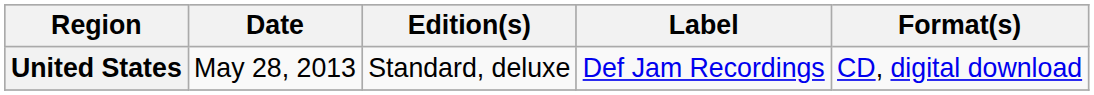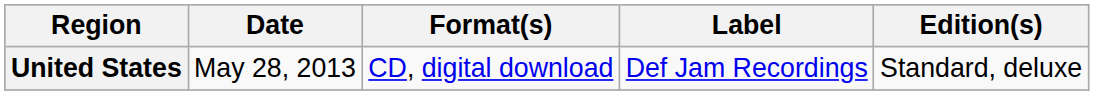columns swapped: (960, 25) <-> (469, 25)
